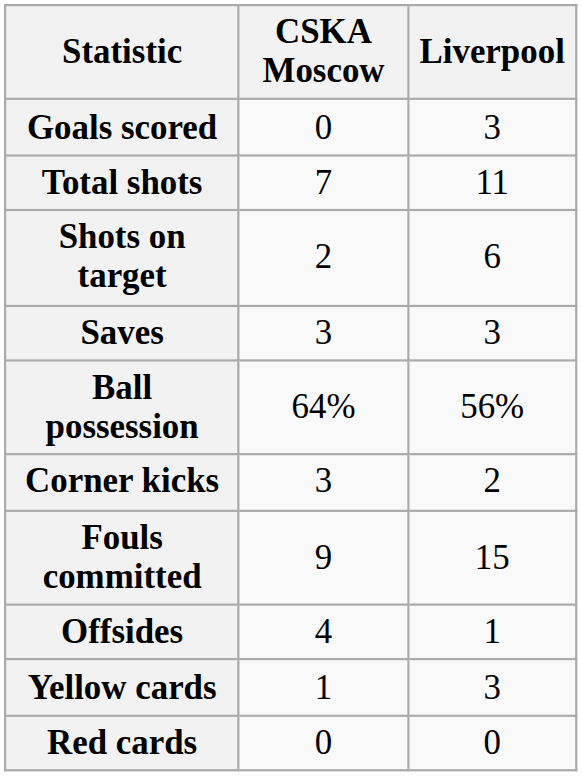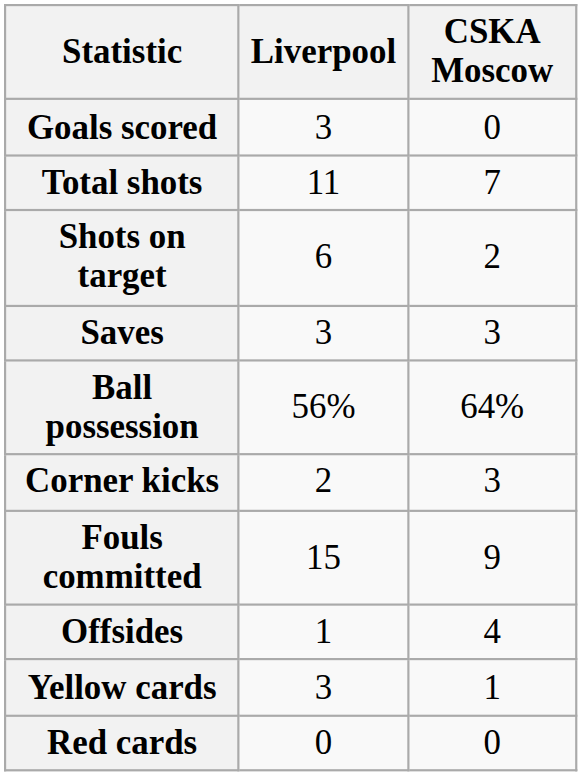columns swapped: (492, 51) <-> (323, 51)
